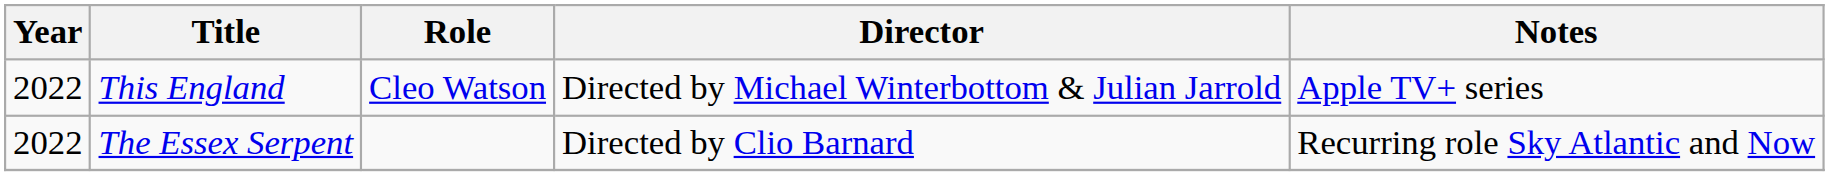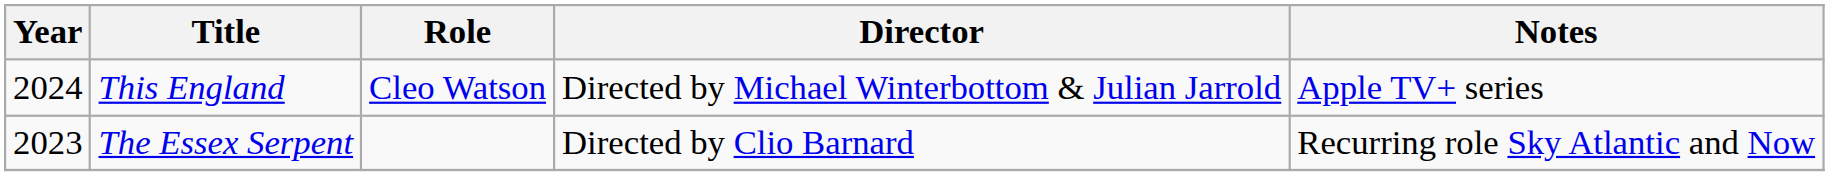(48, 87) 2022 -> (48, 87) 2024
(48, 142) 2022 -> (48, 142) 2023
